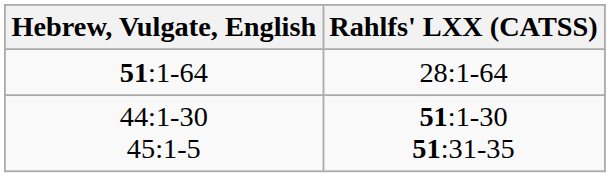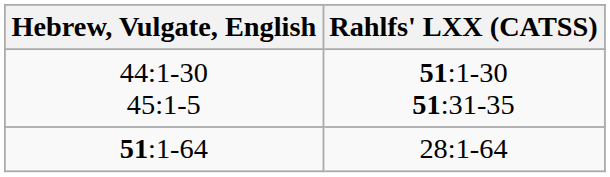rows swapped: (164, 71) <-> (164, 132)
